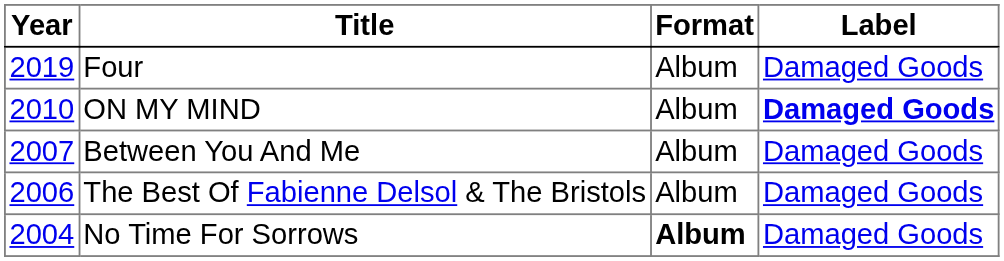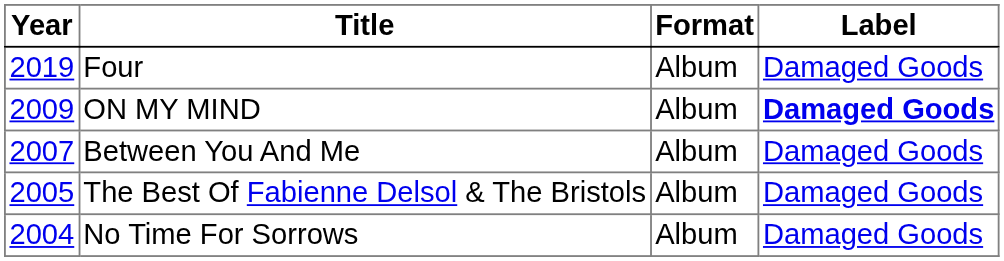(42, 109) 2010 -> (42, 109) 2009
(42, 192) 2006 -> (42, 192) 2005
(700, 234) bold -> (696, 234) normal
